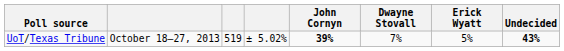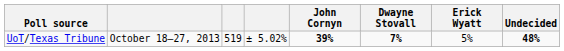(396, 39) normal -> (396, 39) bold
(531, 39) 43% -> (531, 39) 48%
